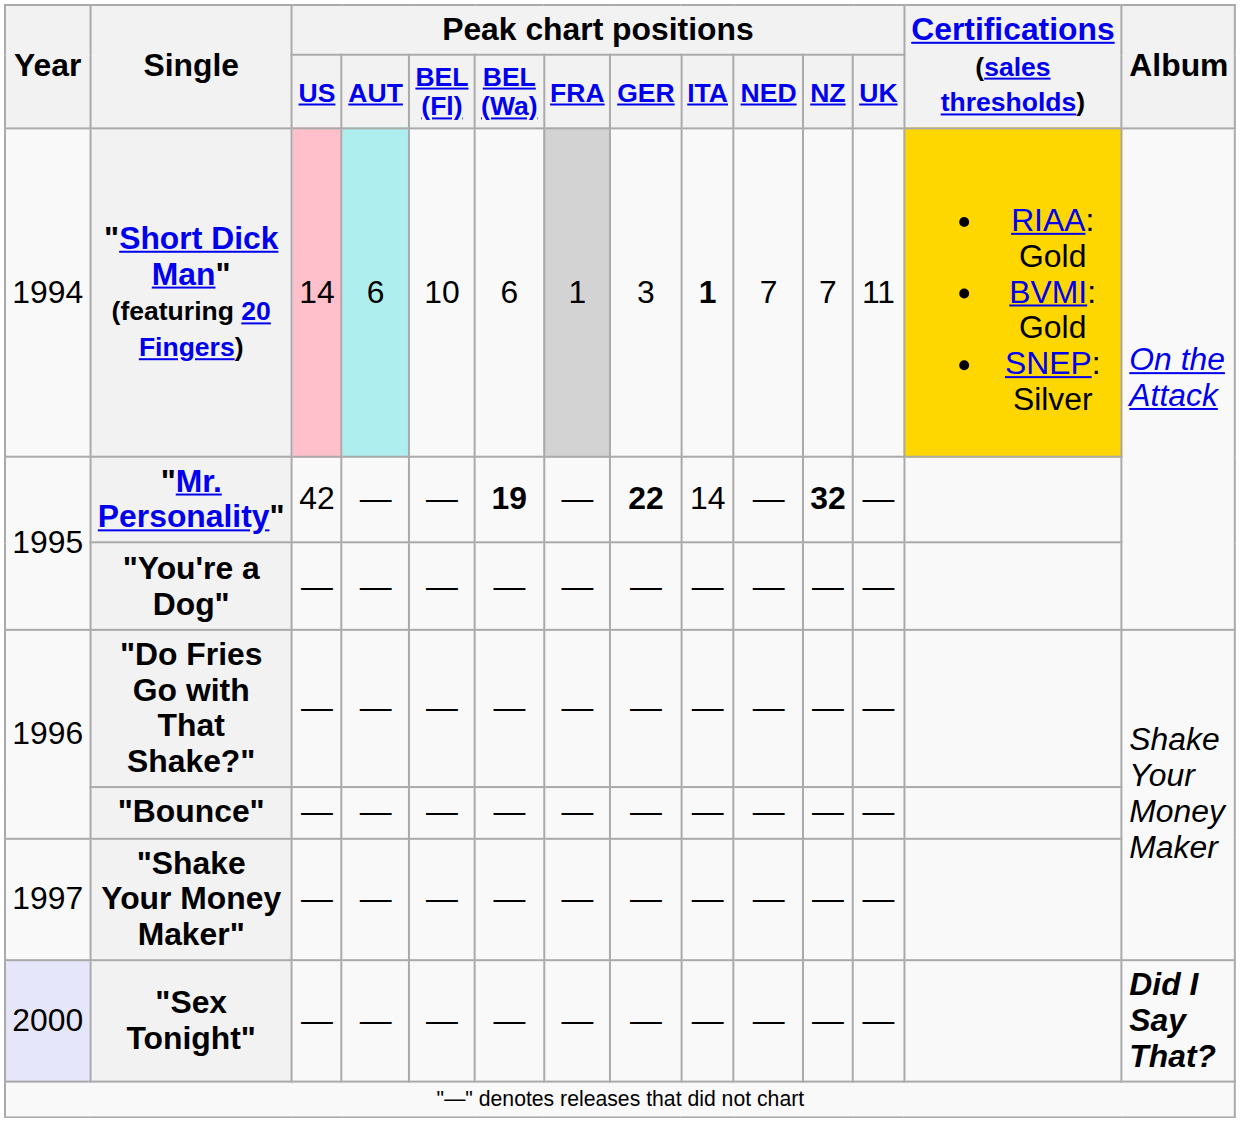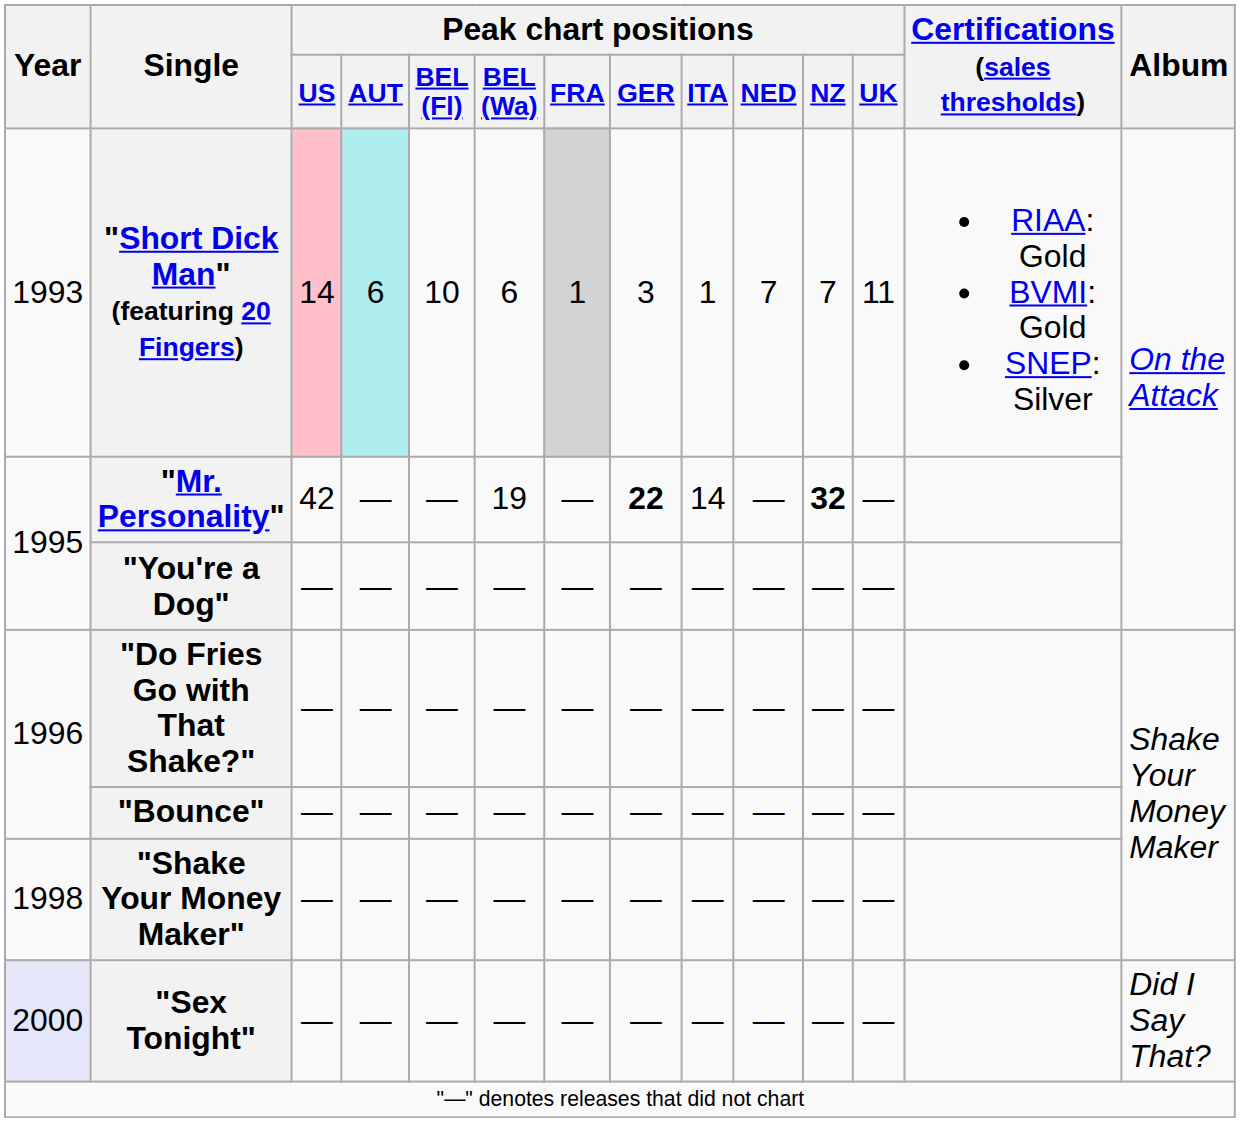(48, 291) 1994 -> (48, 291) 1993
(708, 291) bold -> (708, 291) normal
(1013, 310) gold background -> (1013, 310) no background
(509, 499) bold -> (509, 499) normal
(48, 898) 1997 -> (48, 898) 1998
(1173, 1020) bold -> (1170, 1020) normal
